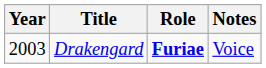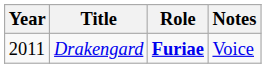(27, 48) 2003 -> (27, 48) 2011
